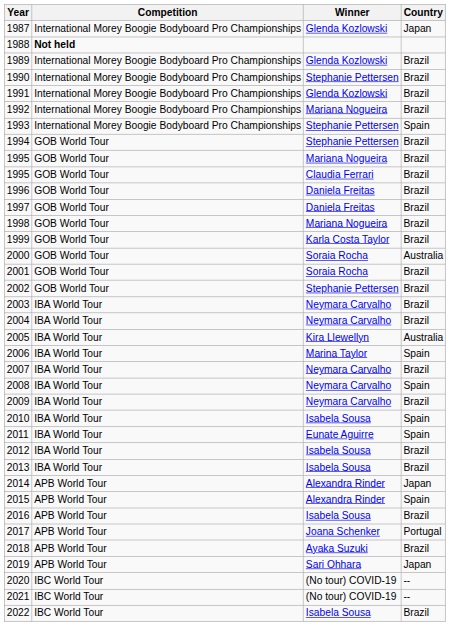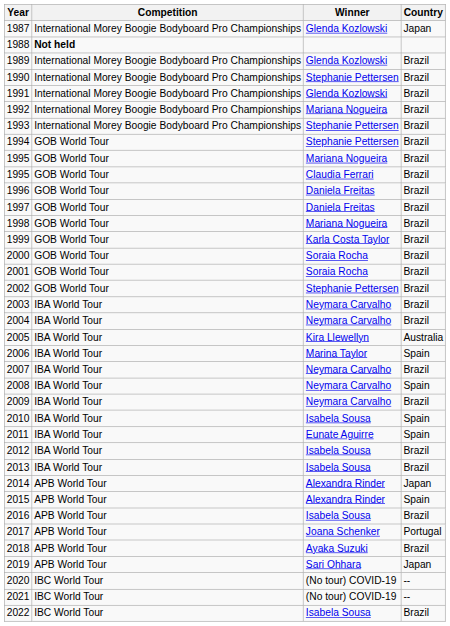(416, 126) Spain -> (416, 126) Brazil
(423, 256) Australia -> (416, 256) Brazil
